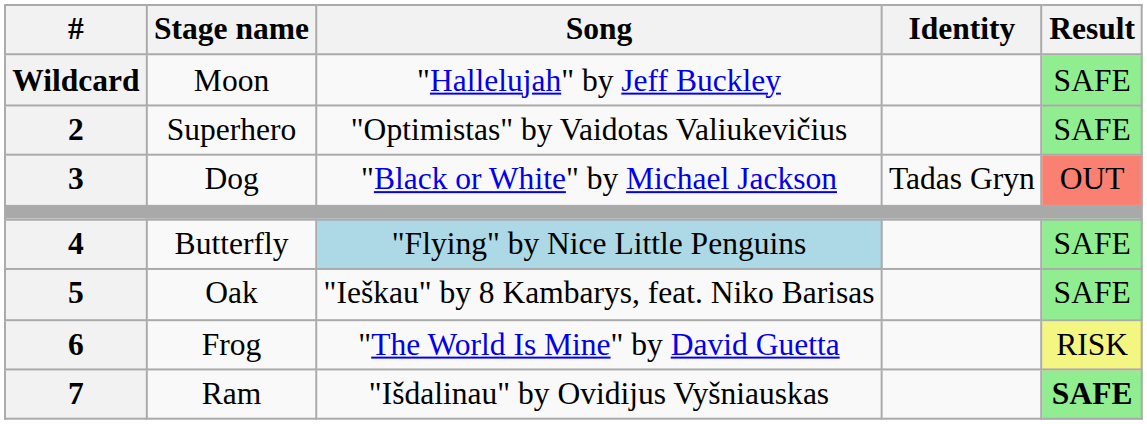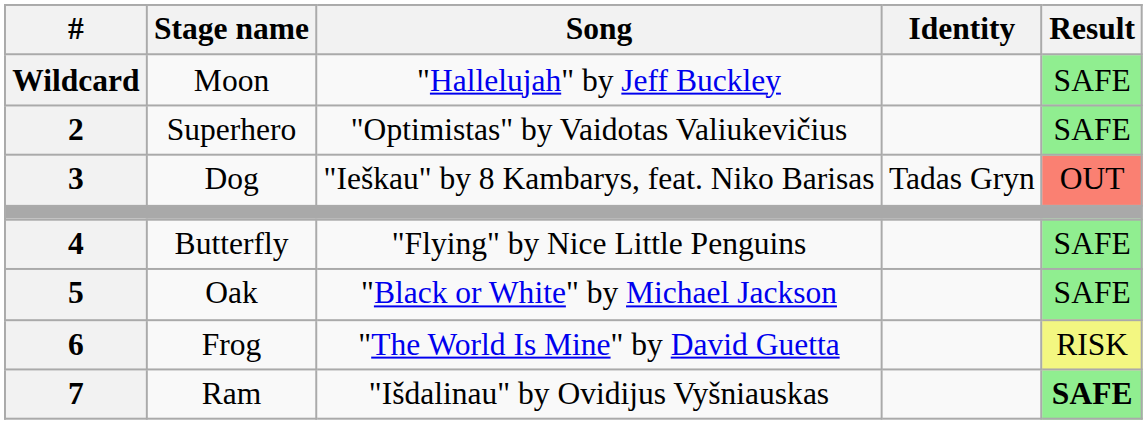(599, 179) "Black or White" by Michael Jackson -> (599, 179) "Ieškau" by 8 Kambarys, feat. Niko Barisas
(599, 243) lightblue background -> (599, 243) no background
(599, 293) "Ieškau" by 8 Kambarys, feat. Niko Barisas -> (599, 293) "Black or White" by Michael Jackson
